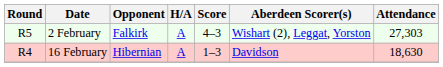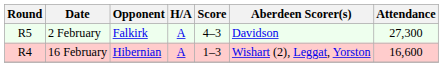(301, 33) Wishart (2), Leggat, Yorston -> (255, 33) Davidson
(406, 33) 27,303 -> (406, 33) 27,300
(255, 52) Davidson -> (301, 52) Wishart (2), Leggat, Yorston
(406, 52) 18,630 -> (406, 52) 16,600
